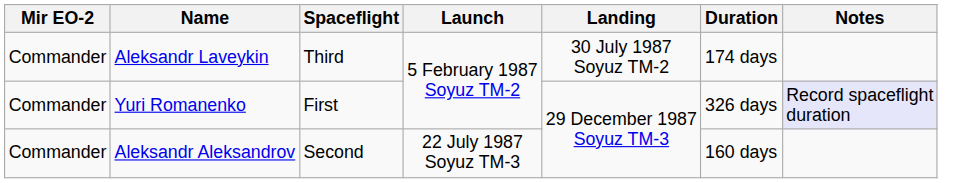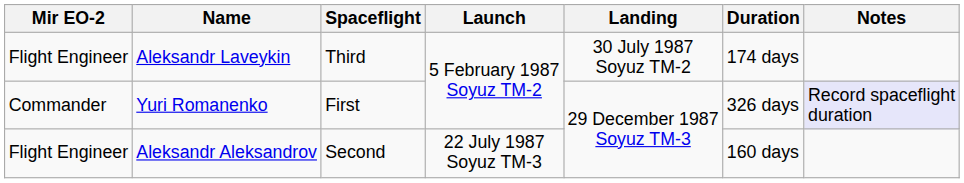(58, 56) Commander -> (68, 56) Flight Engineer
(58, 153) Commander -> (68, 153) Flight Engineer
